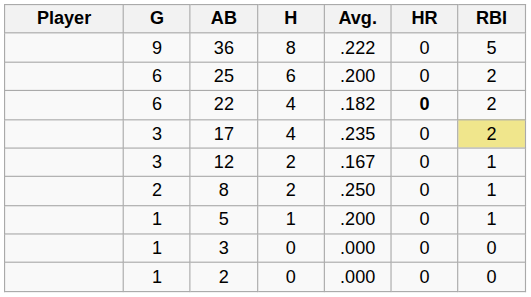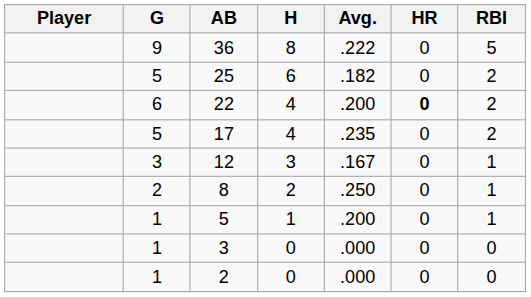(157, 76) 6 -> (157, 76) 5
(358, 76) .200 -> (358, 76) .182
(358, 104) .182 -> (358, 104) .200
(157, 133) 3 -> (157, 133) 5
(492, 133) khaki background -> (492, 133) no background
(291, 162) 2 -> (291, 162) 3
